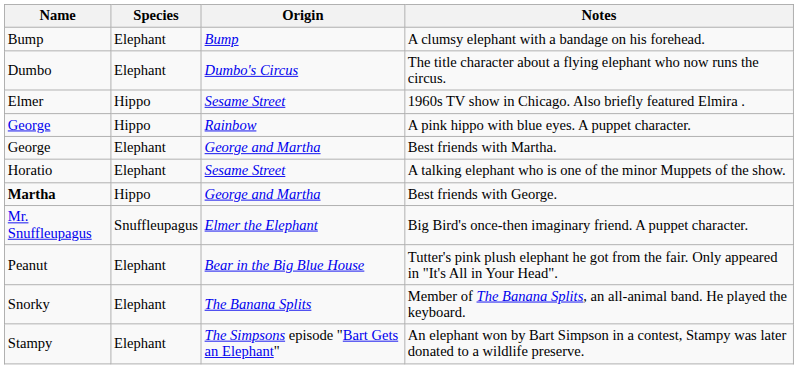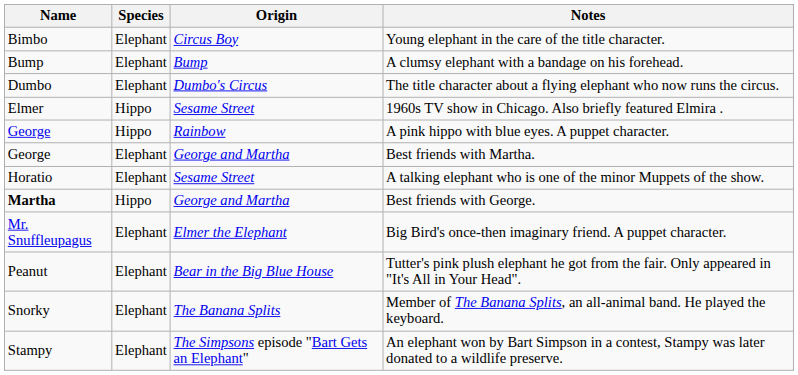+ row: (525, 39)
(156, 225) Snuffleupagus -> (141, 232) Elephant
